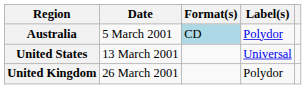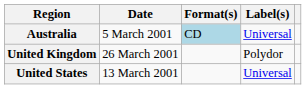(263, 34) Polydor -> (268, 34) Universal
rows swapped: (52, 53) <-> (52, 73)
